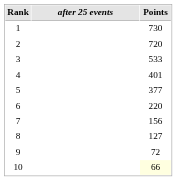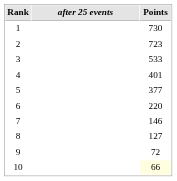(155, 44) 720 -> (155, 44) 723
(155, 121) 156 -> (155, 121) 146
